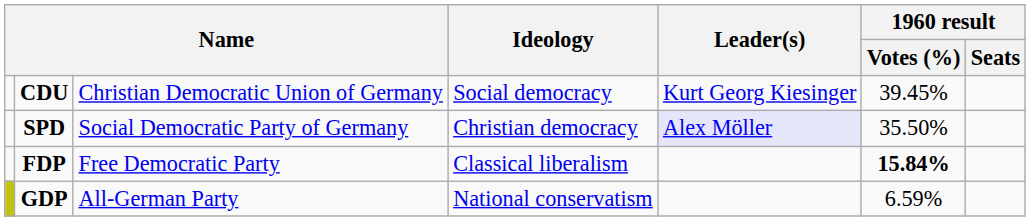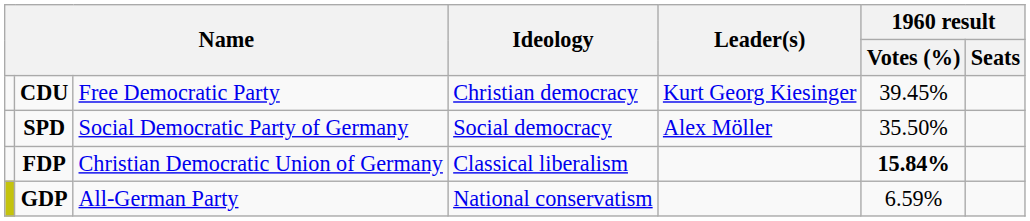(261, 92) Christian Democratic Union of Germany -> (179, 92) Free Democratic Party
(533, 92) Social democracy -> (545, 92) Christian democracy
(545, 127) Christian democracy -> (533, 127) Social democracy
(718, 127) lavender background -> (718, 127) no background
(179, 163) Free Democratic Party -> (261, 163) Christian Democratic Union of Germany
